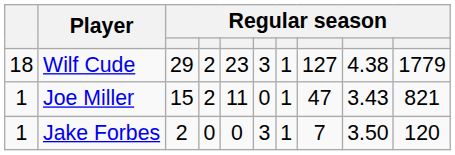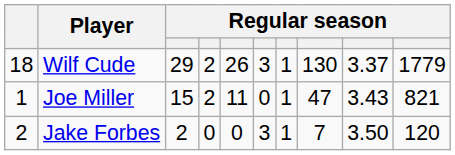(237, 64) 23 -> (237, 64) 26
(320, 64) 127 -> (320, 64) 130
(368, 64) 4.38 -> (368, 64) 3.37
(21, 132) 1 -> (21, 132) 2
